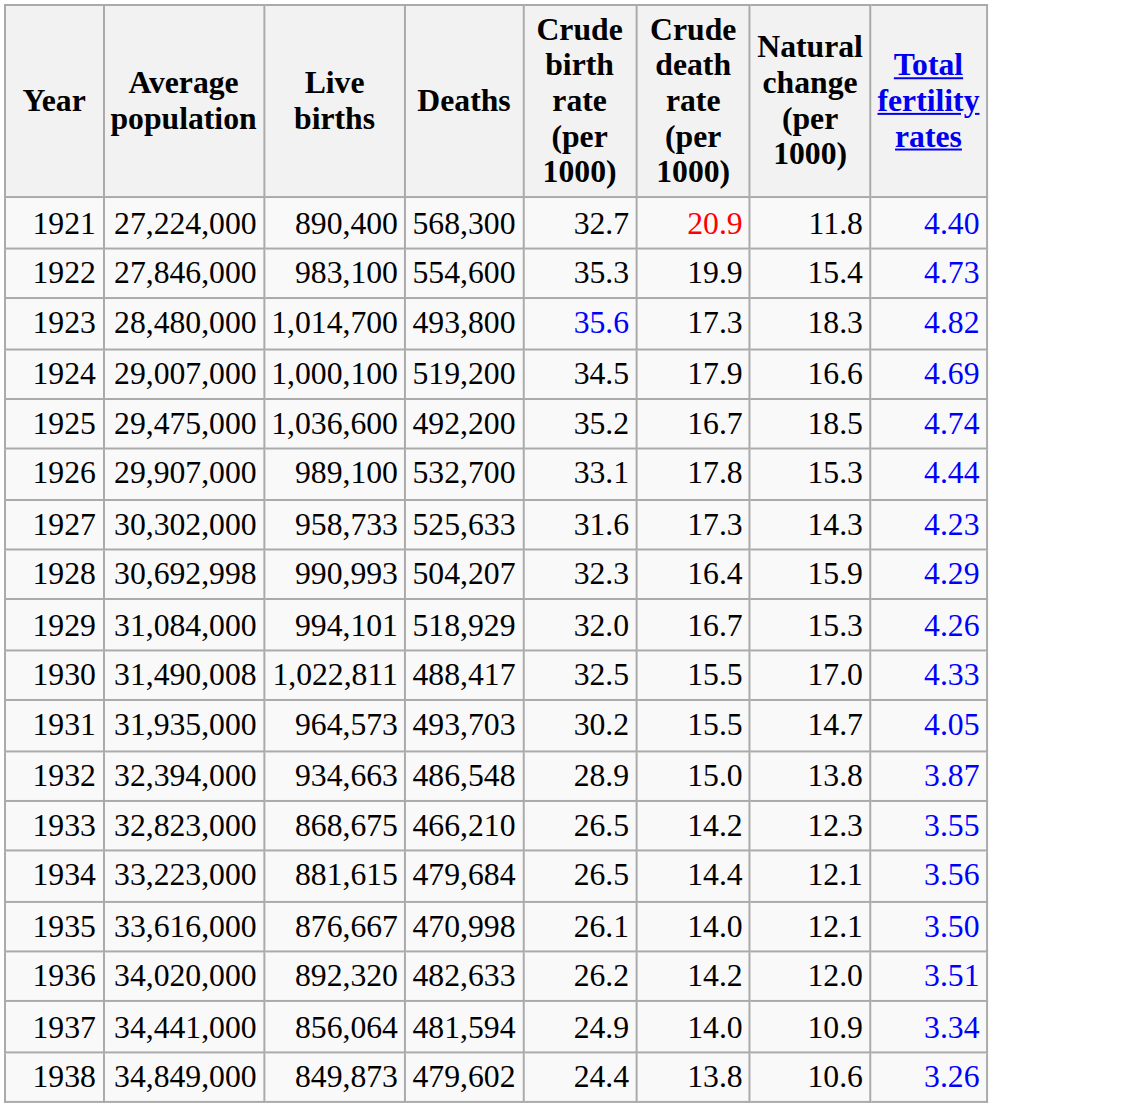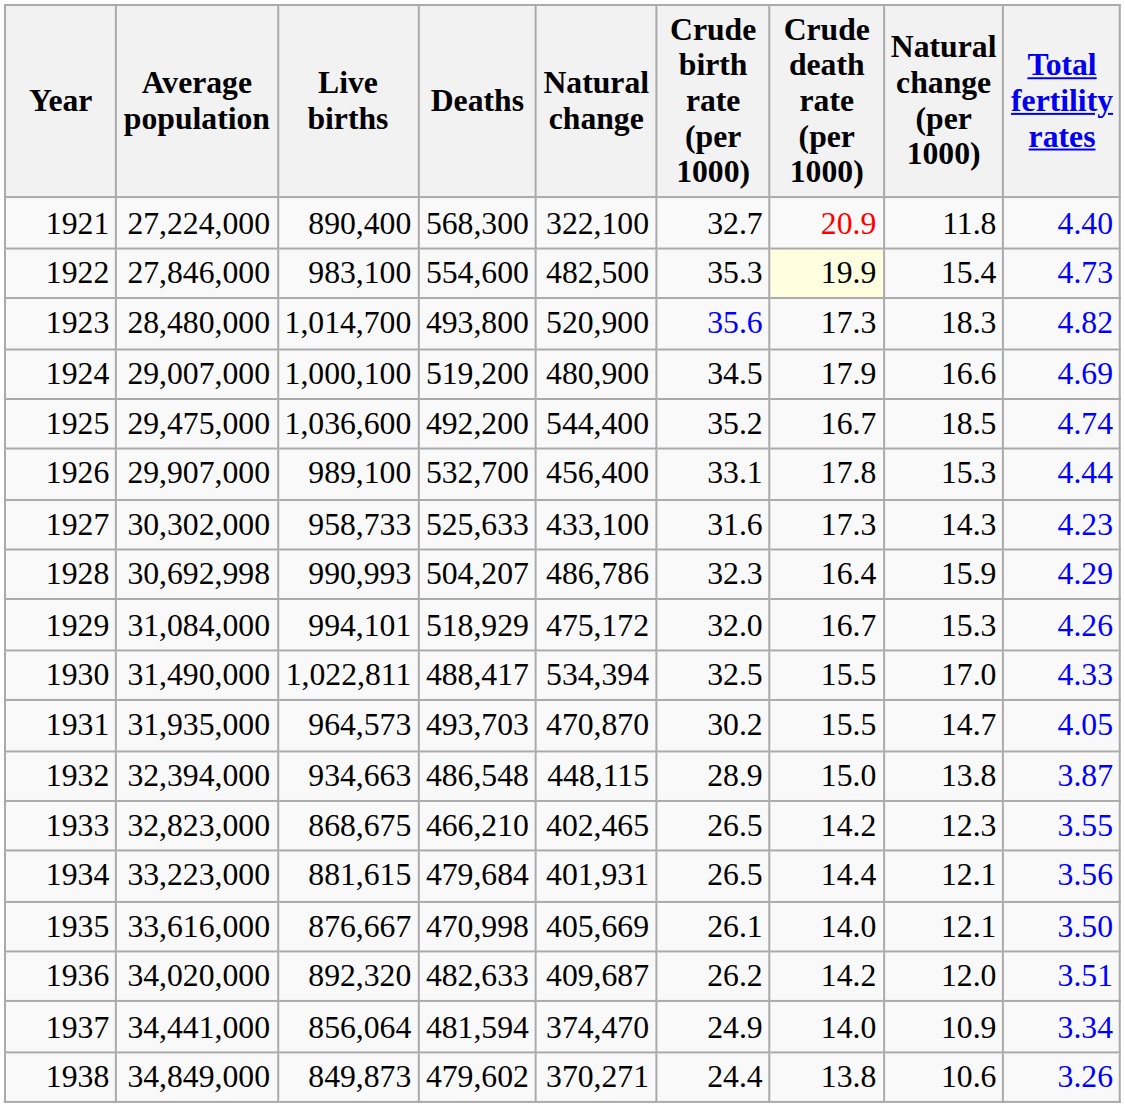+ column: (596, 100)
(715, 272) no background -> (849, 272) lightyellow background
(185, 674) 31,490,008 -> (199, 674) 31,490,000
